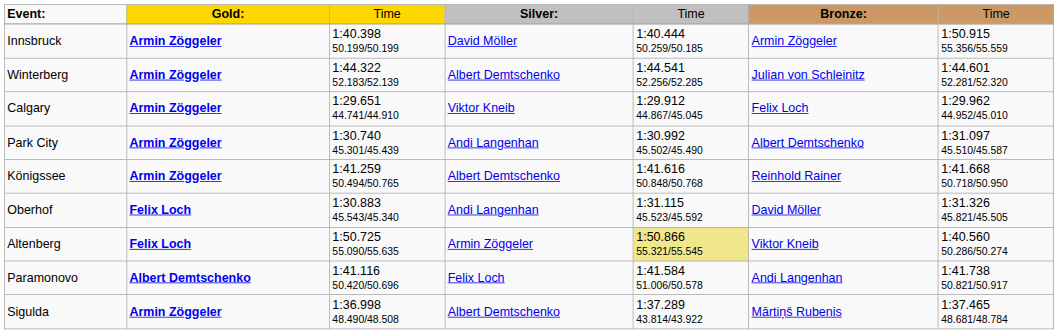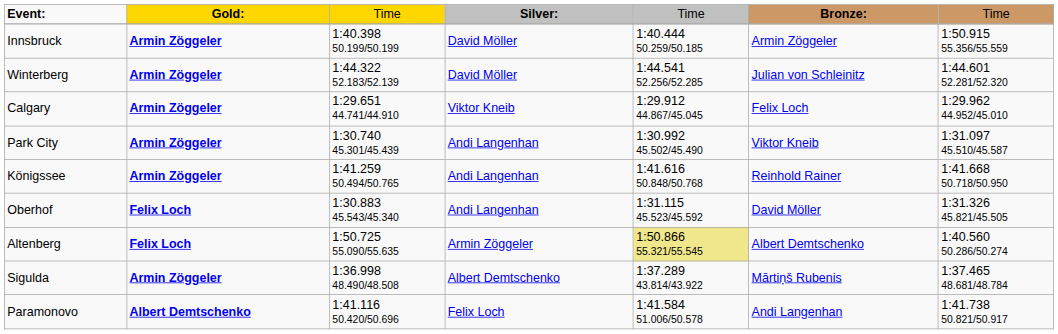(504, 75) Albert Demtschenko -> (482, 75) David Möller
(808, 142) Albert Demtschenko -> (785, 142) Viktor Kneib
(504, 176) Albert Demtschenko -> (493, 176) Andi Langenhan
(785, 244) Viktor Kneib -> (808, 244) Albert Demtschenko
rows swapped: (43, 278) <-> (28, 311)
